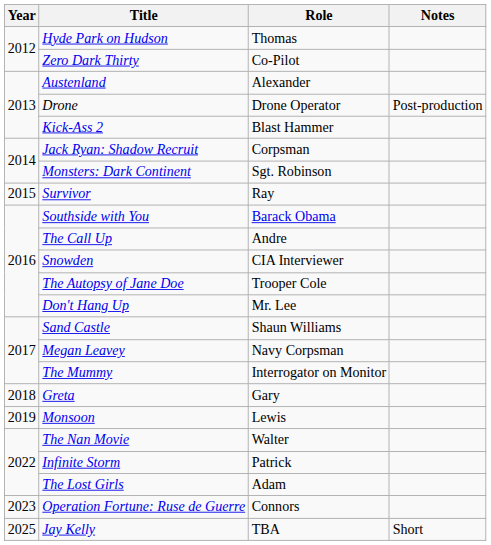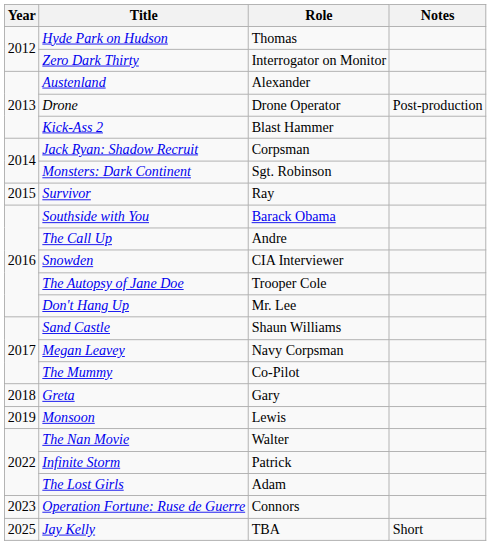(276, 60) Co-Pilot -> (319, 60) Interrogator on Monitor
(319, 372) Interrogator on Monitor -> (276, 372) Co-Pilot
